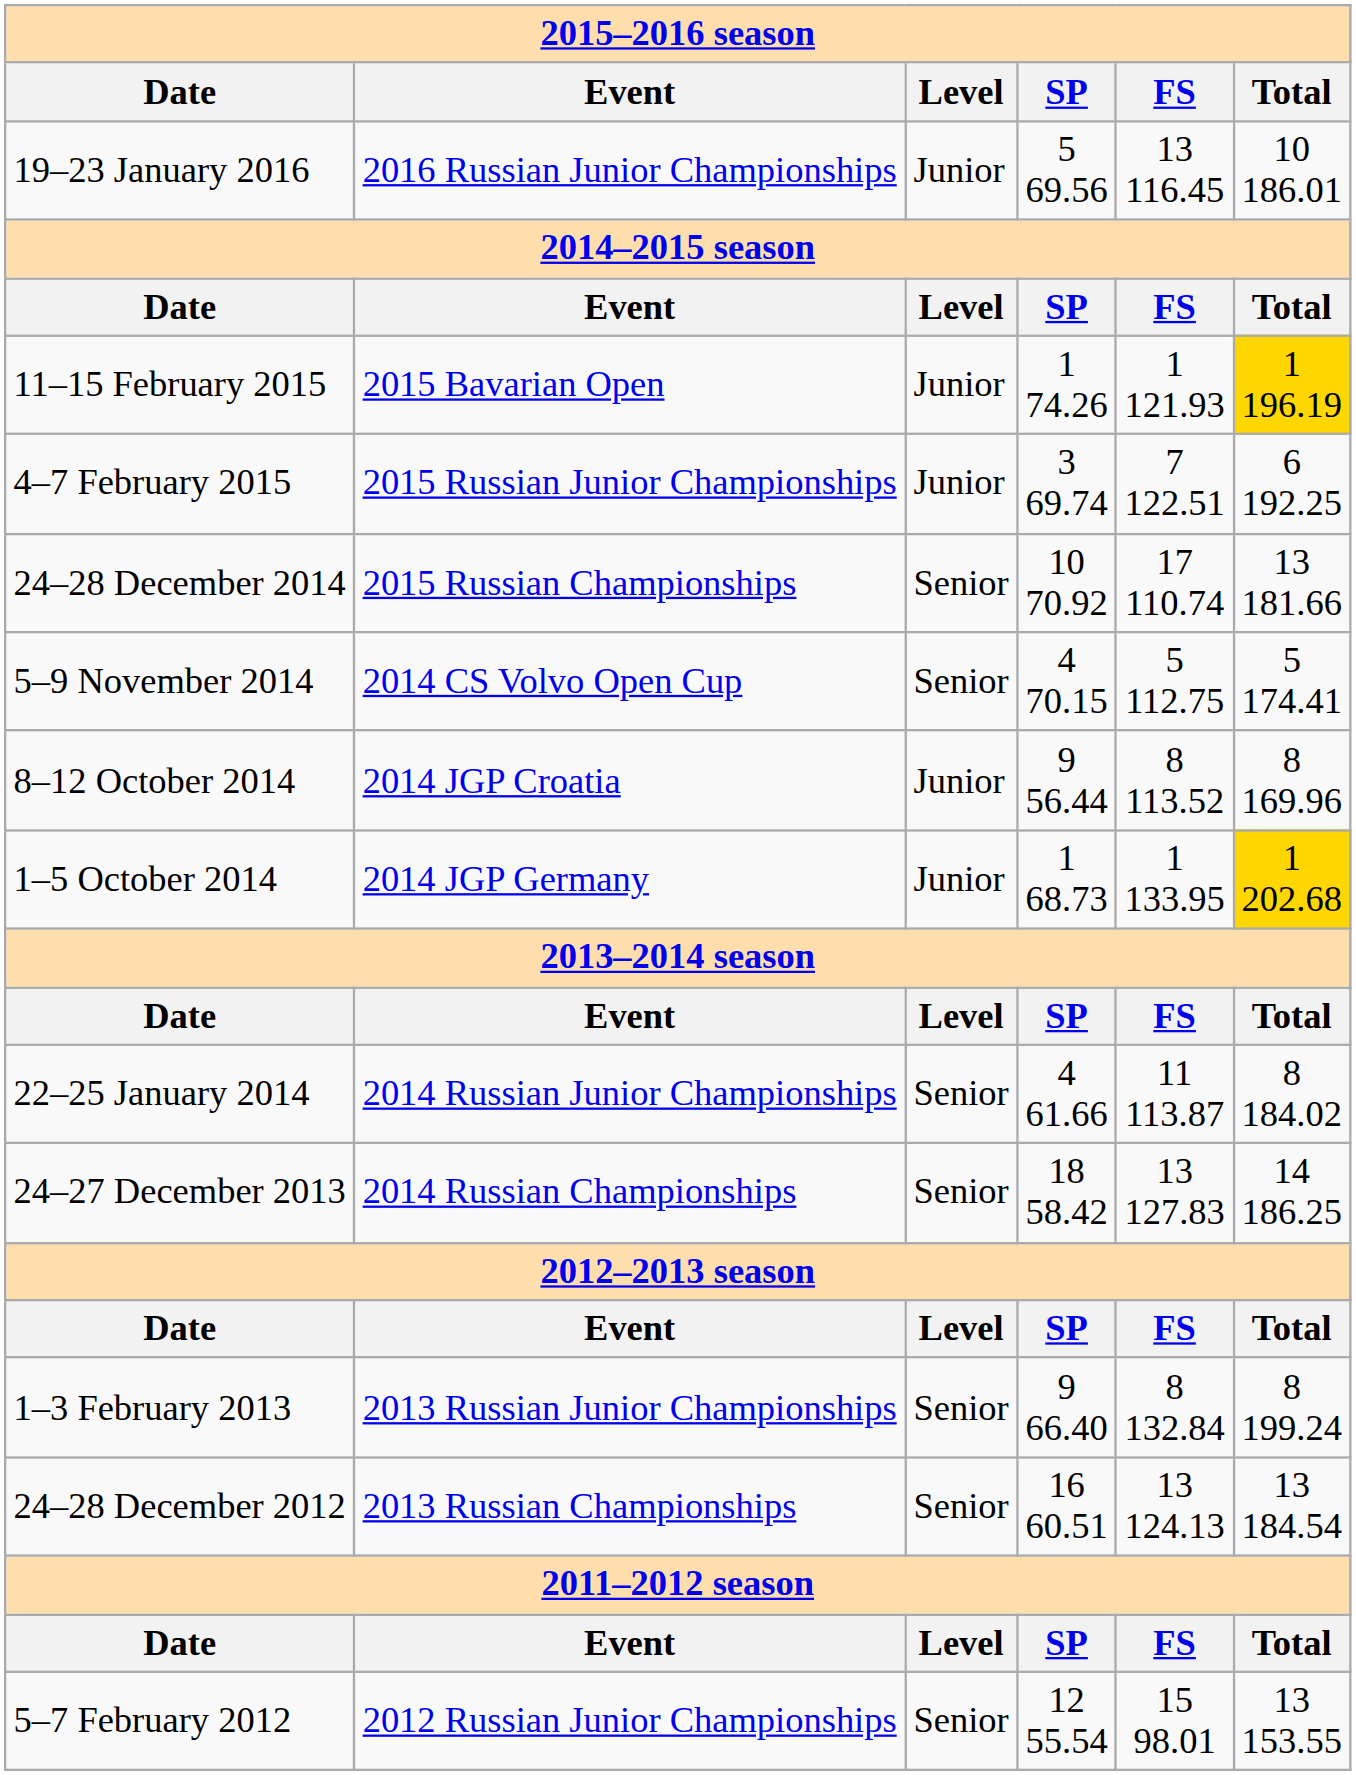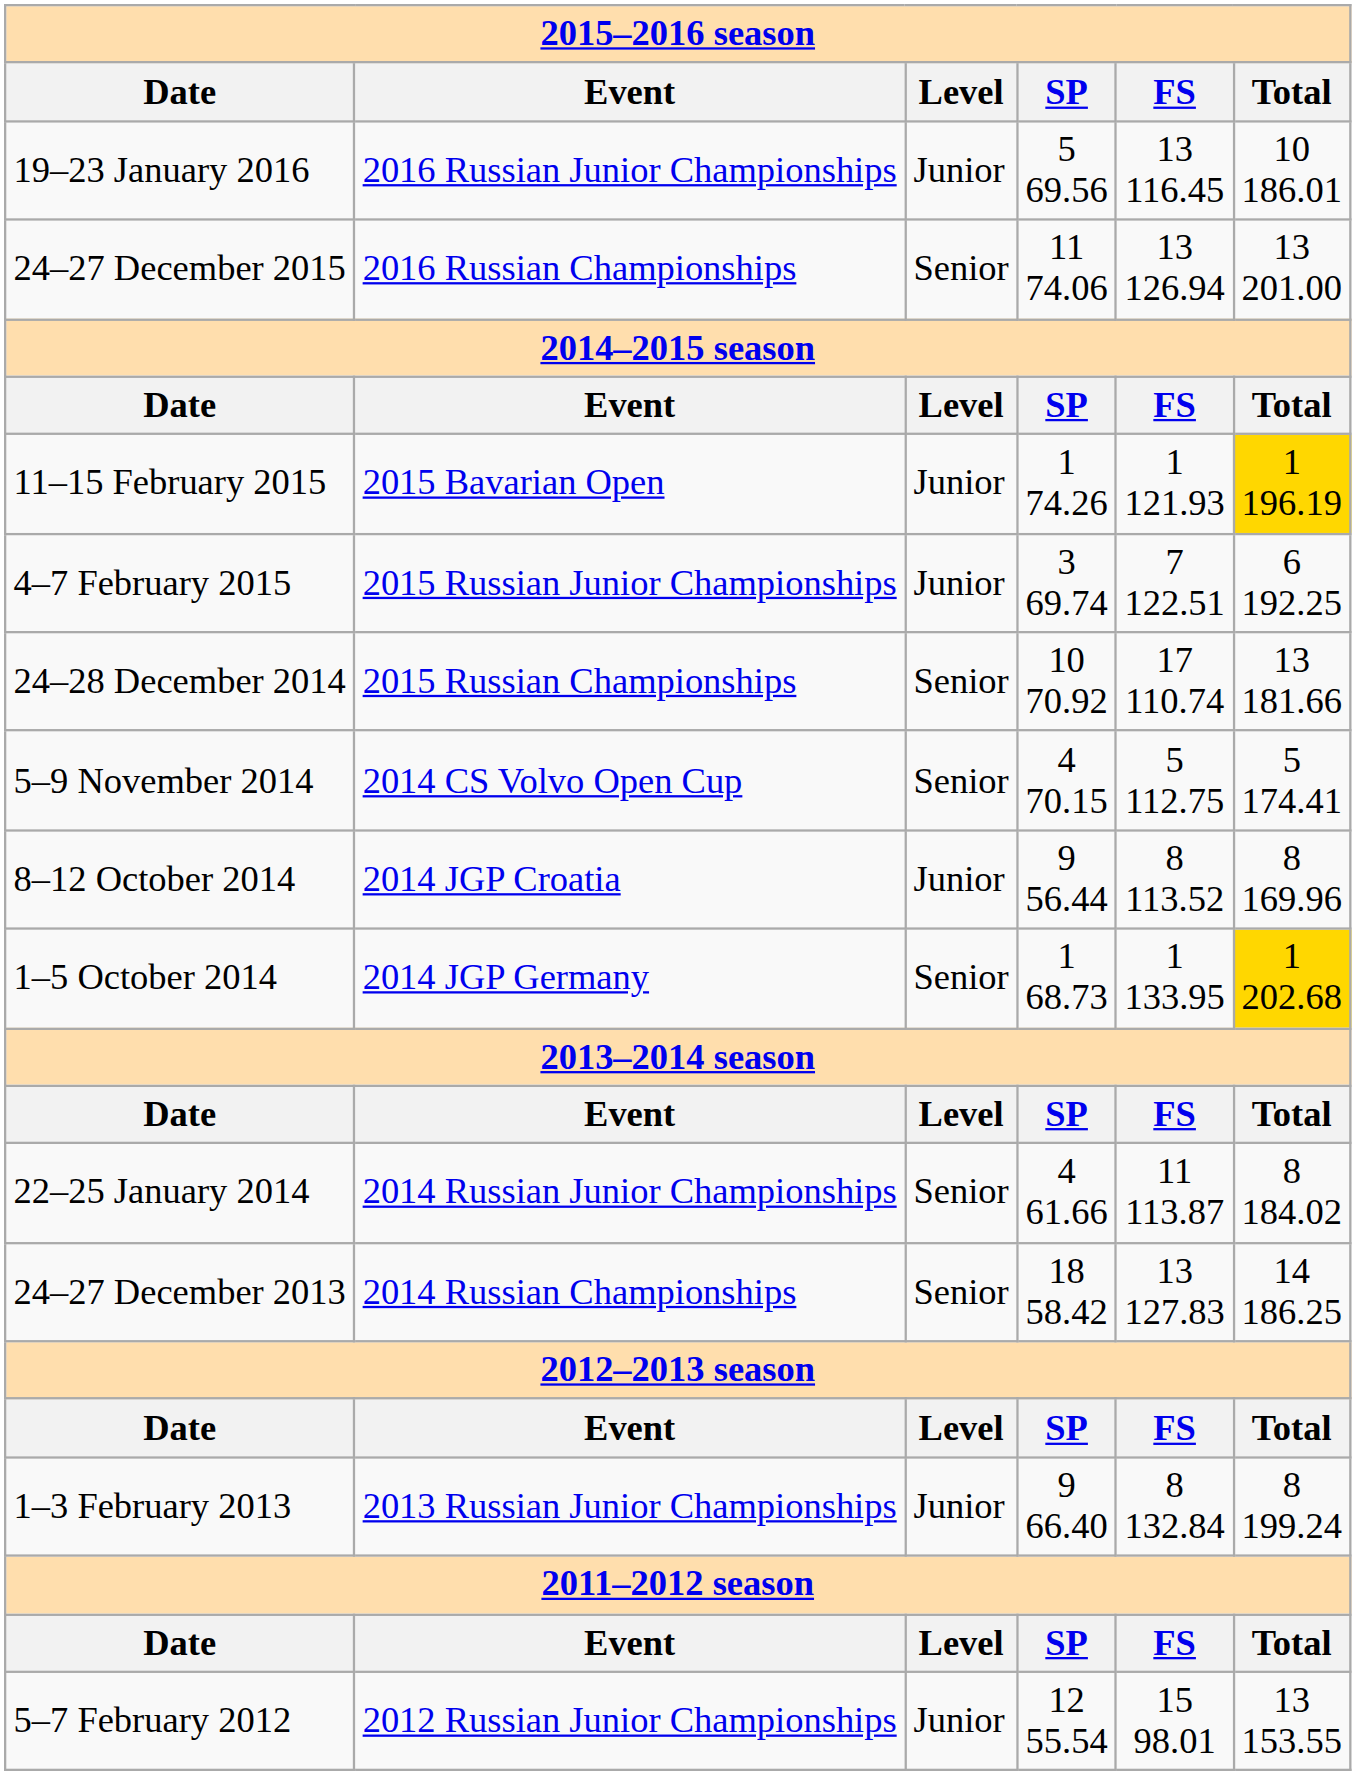+ row: (180, 268)
(959, 878) Junior -> (961, 977) Senior
(961, 1406) Senior -> (959, 1505) Junior
- row: (180, 1505)
(961, 1720) Senior -> (959, 1720) Junior
